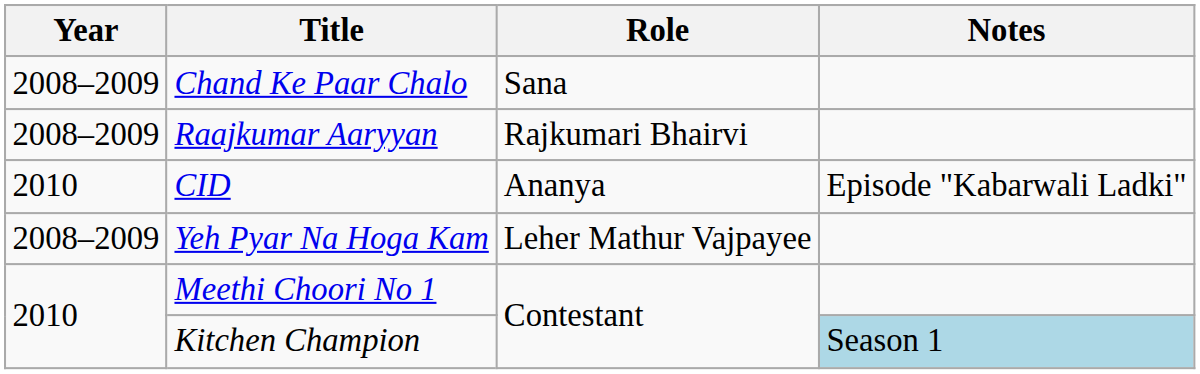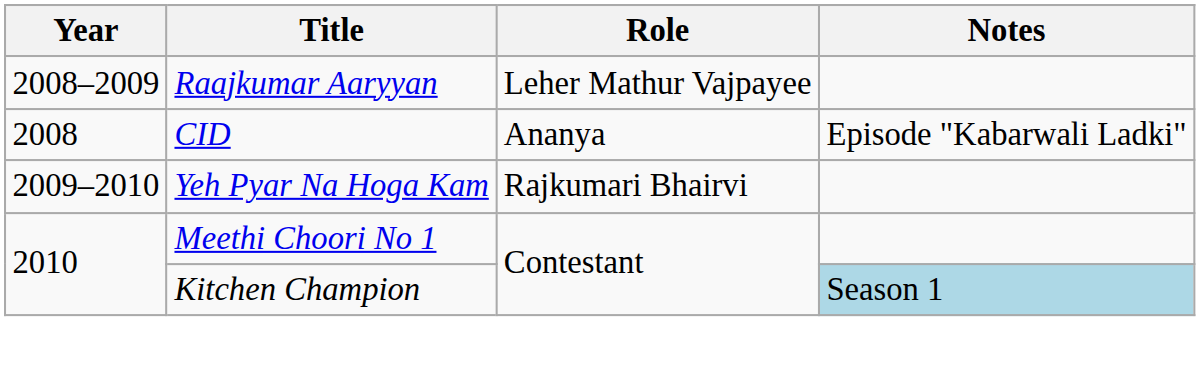- row: (321, 82)
(626, 133) Rajkumari Bhairvi -> (658, 82) Leher Mathur Vajpayee
(45, 185) 2010 -> (45, 133) 2008
(86, 237) 2008–2009 -> (86, 185) 2009–2010
(658, 237) Leher Mathur Vajpayee -> (626, 185) Rajkumari Bhairvi
